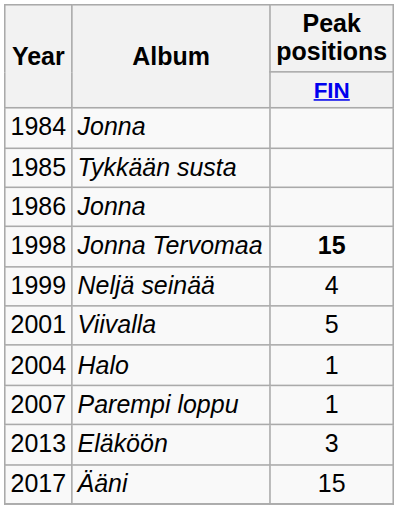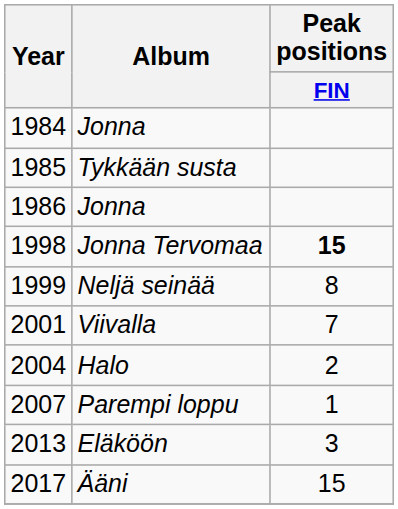(332, 285) 4 -> (332, 285) 8
(332, 325) 5 -> (332, 325) 7
(332, 364) 1 -> (332, 364) 2
